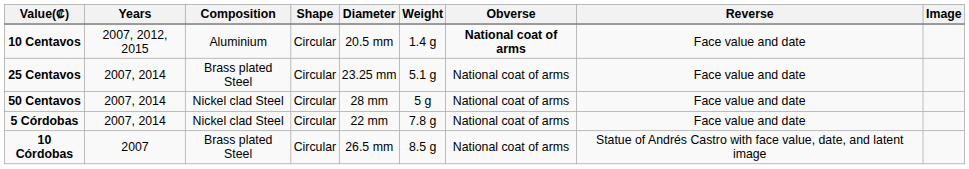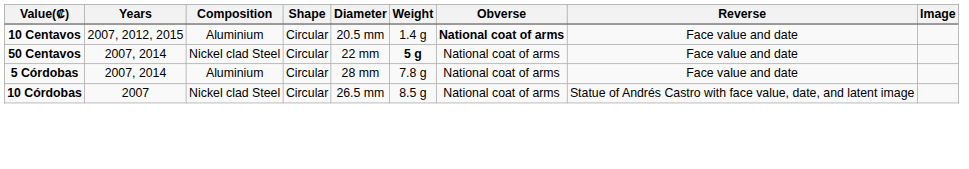- row: (44, 74)
(369, 101) 28 mm -> (360, 54) 22 mm
(423, 101) normal -> (413, 54) bold
(238, 120) Nickel clad Steel -> (235, 73) Aluminium
(369, 120) 22 mm -> (360, 73) 28 mm
(238, 147) Brass plated Steel -> (235, 93) Nickel clad Steel
